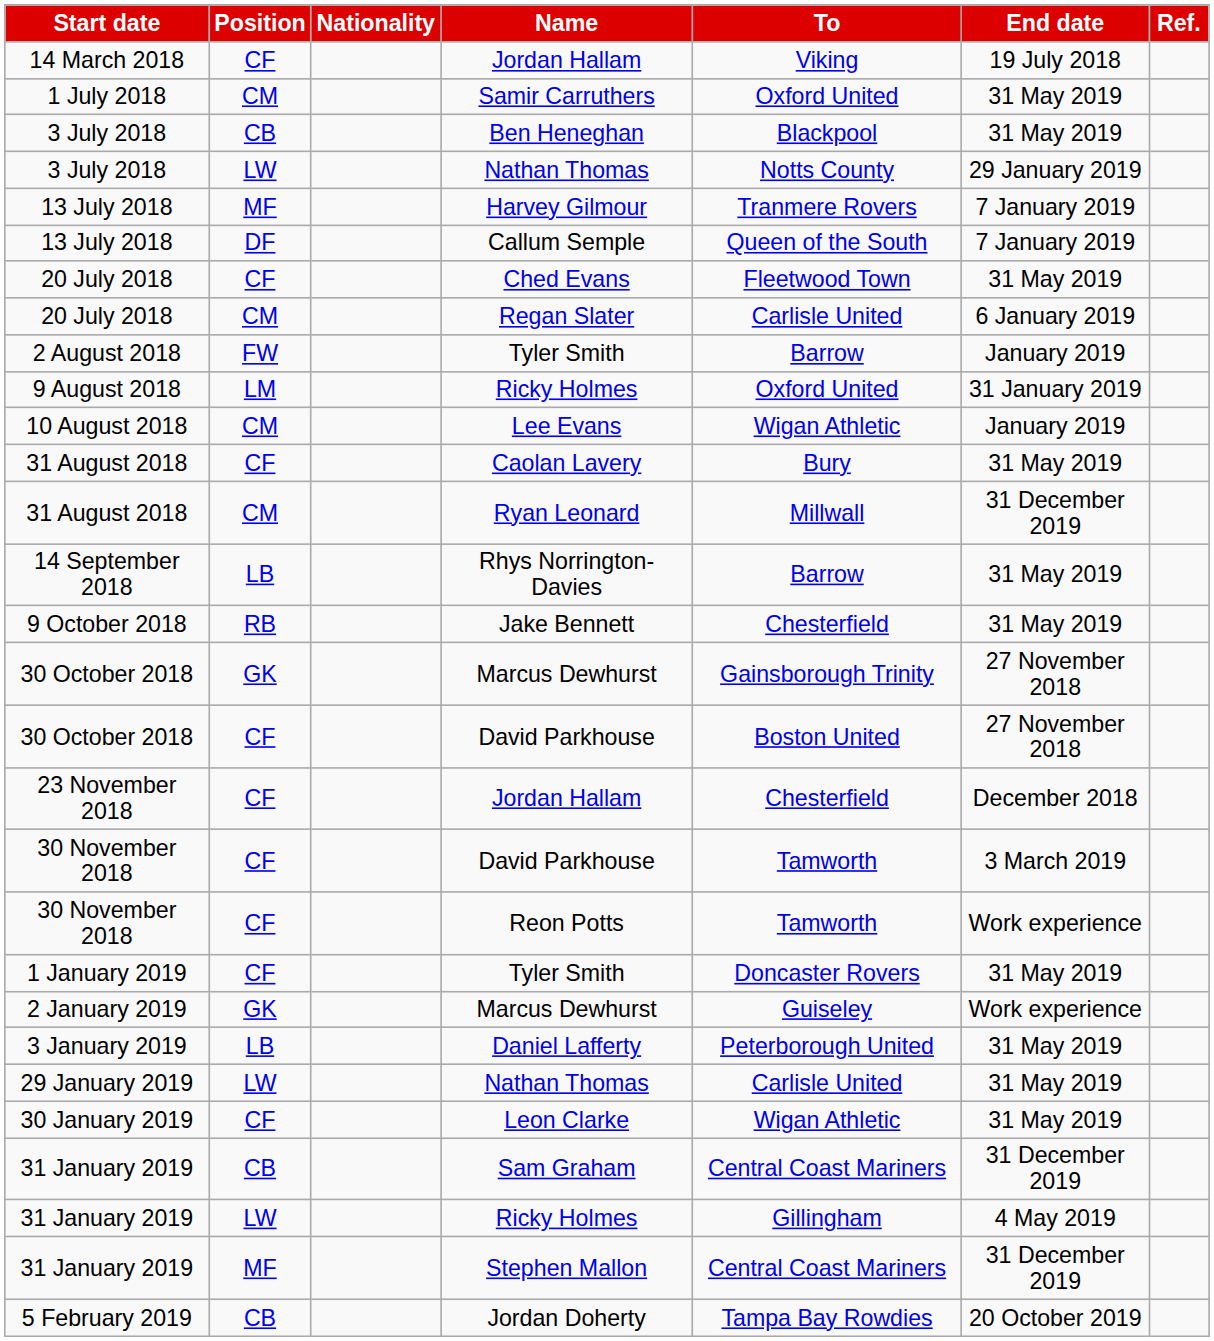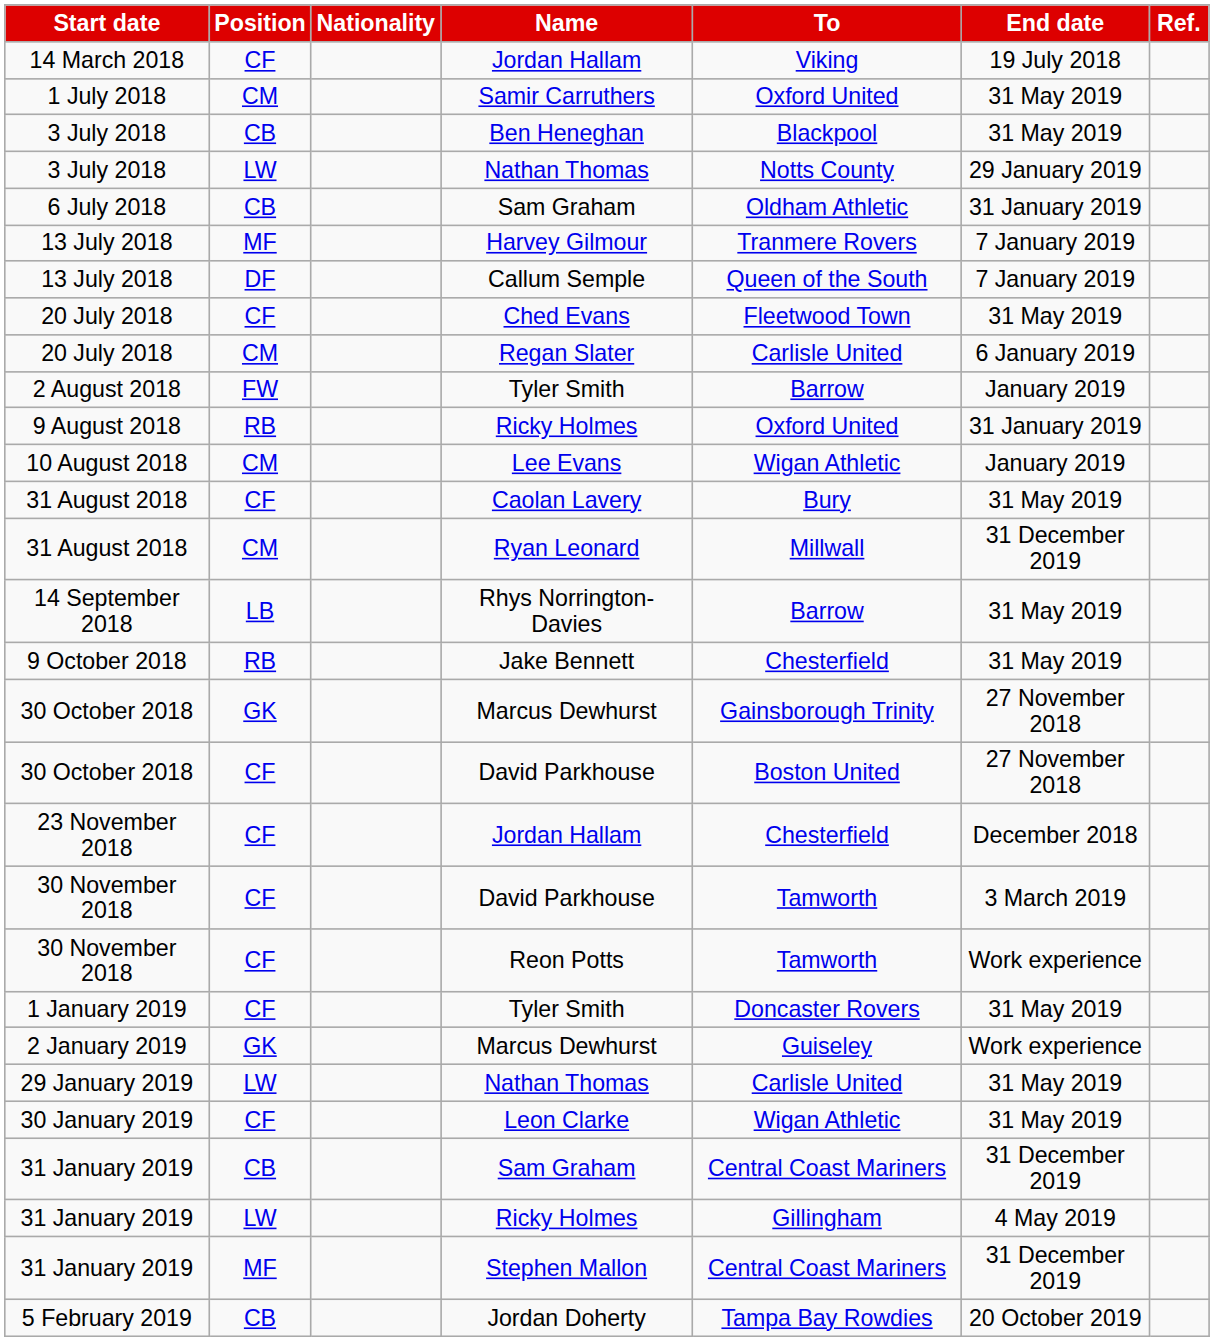+ row: (107, 207)
(260, 390) LM -> (260, 426) RB
- row: (107, 1046)
